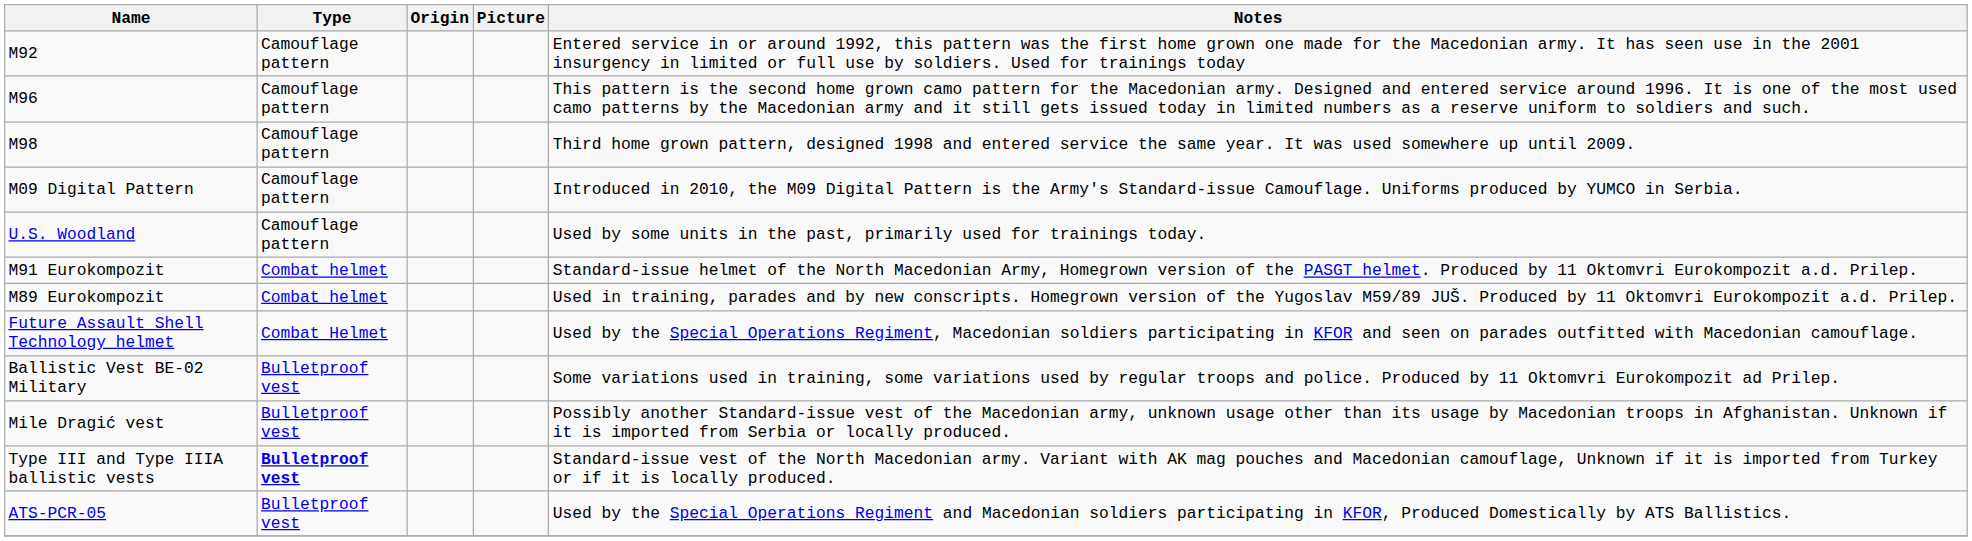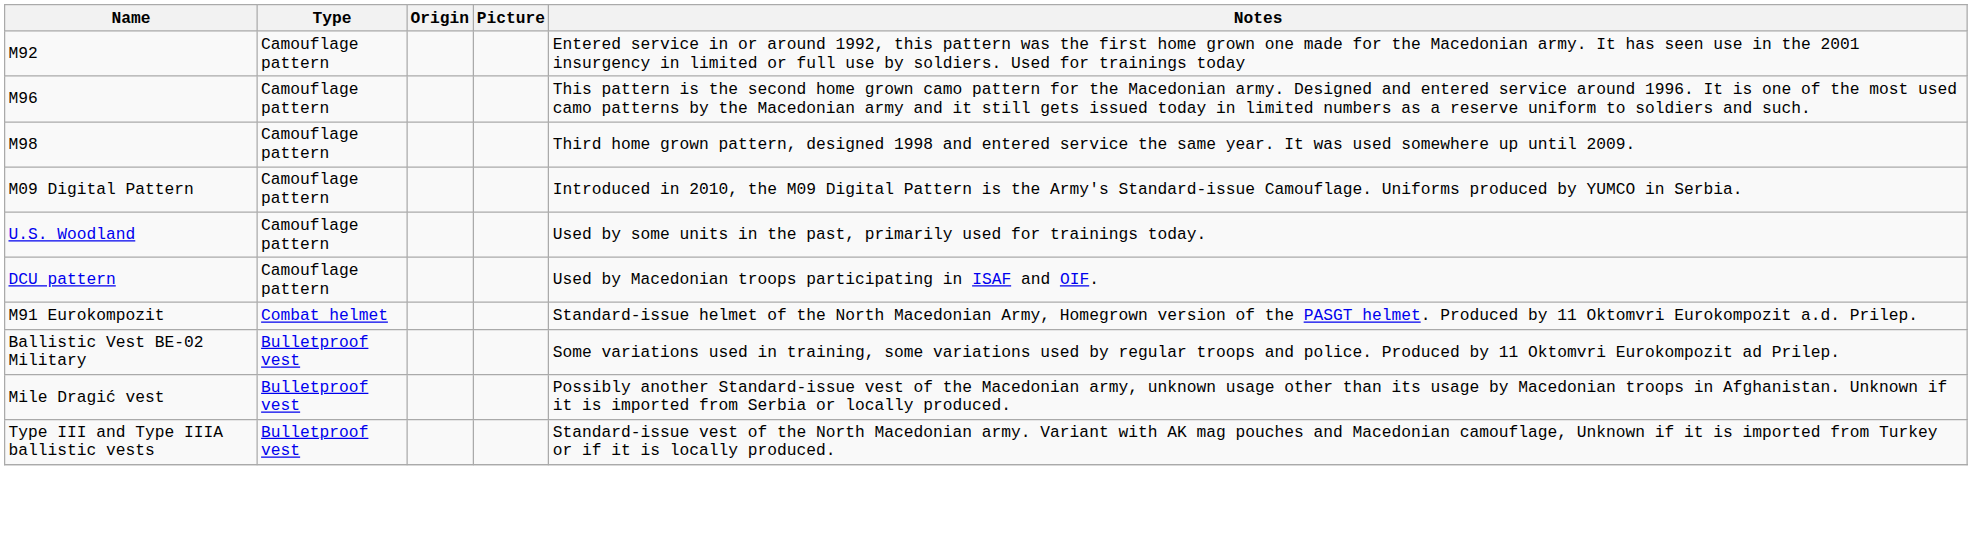+ row: (62, 280)
- row: (87, 297)
- row: (106, 333)
(315, 469) bold -> (315, 442) normal
- row: (57, 514)
